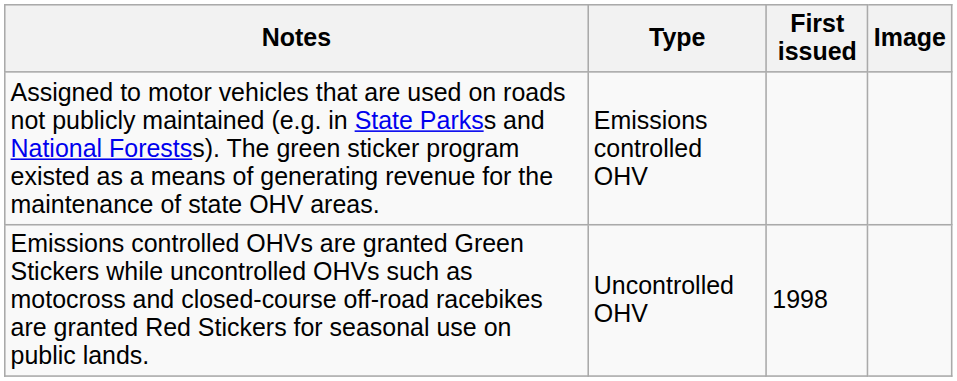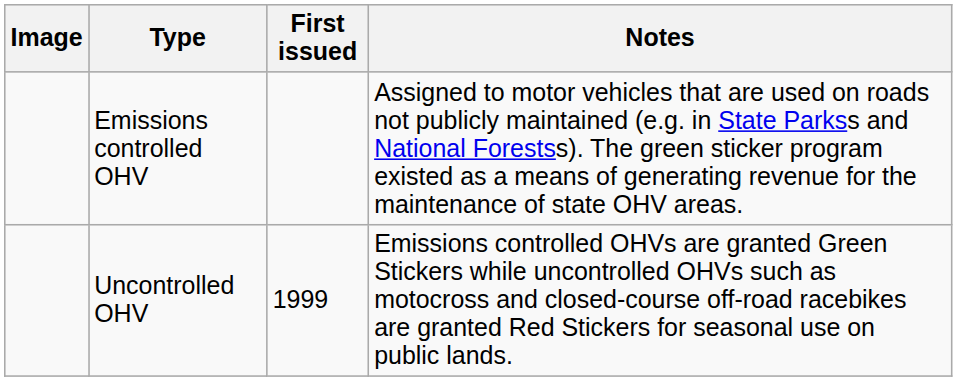columns swapped: (910, 38) <-> (296, 38)
(800, 300) 1998 -> (300, 300) 1999
